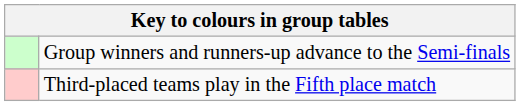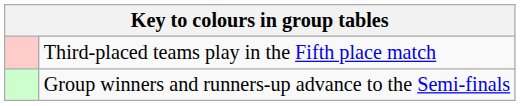rows swapped: (277, 52) <-> (240, 84)
